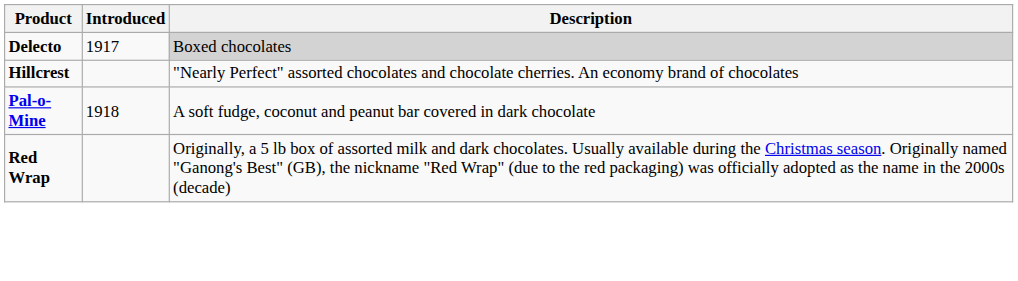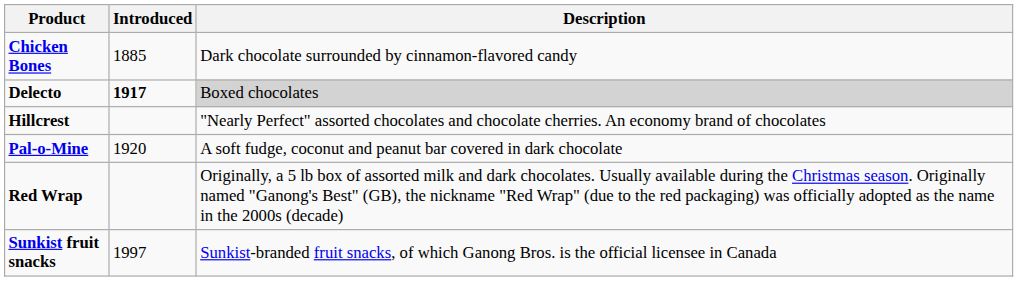+ row: (38, 56)
(103, 46) normal -> (130, 93) bold
(103, 111) 1918 -> (130, 148) 1920
+ row: (54, 252)
